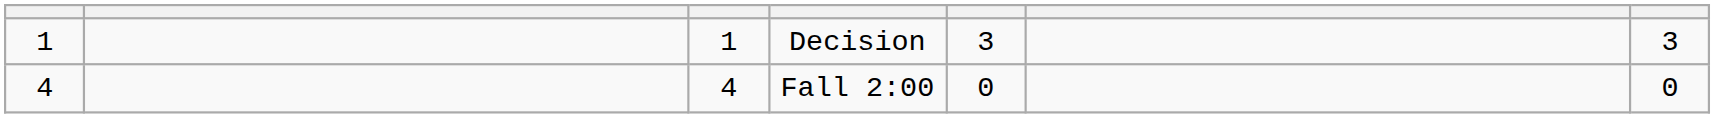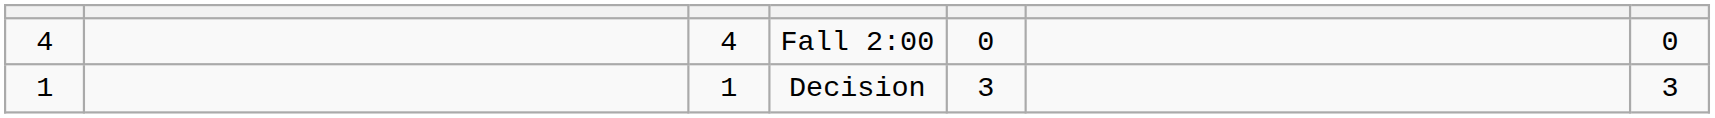rows swapped: (857, 88) <-> (857, 42)
